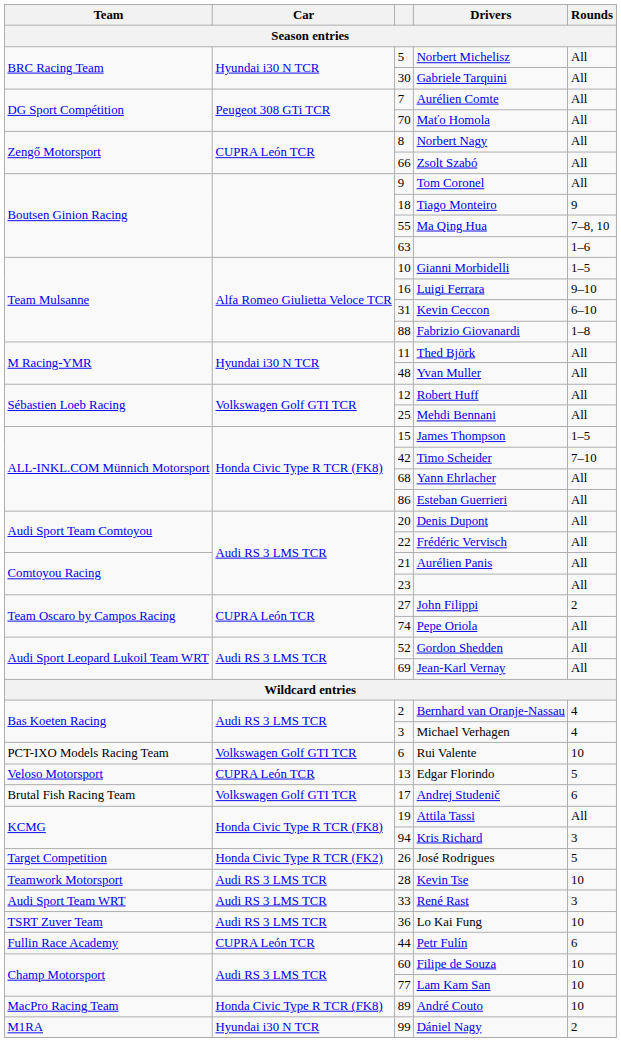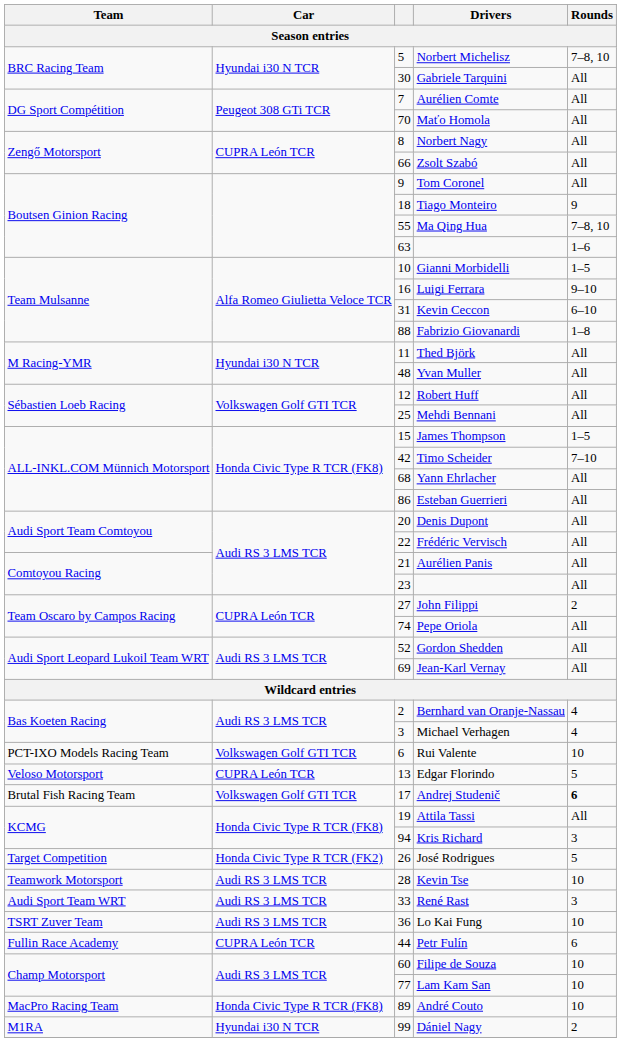(579, 56) All -> (590, 56) 7–8, 10
(574, 795) normal -> (574, 795) bold
